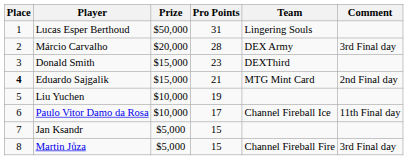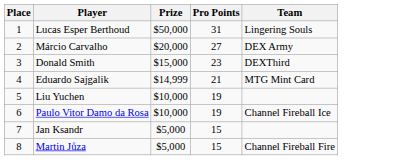- column: (370, 12)
(216, 46) 28 -> (216, 46) 27
(19, 79) bold -> (19, 79) normal
(171, 79) $15,000 -> (171, 79) $14,999
(216, 113) 17 -> (216, 113) 19
